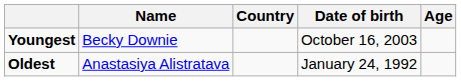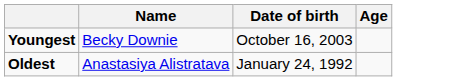- column: (265, 16)
